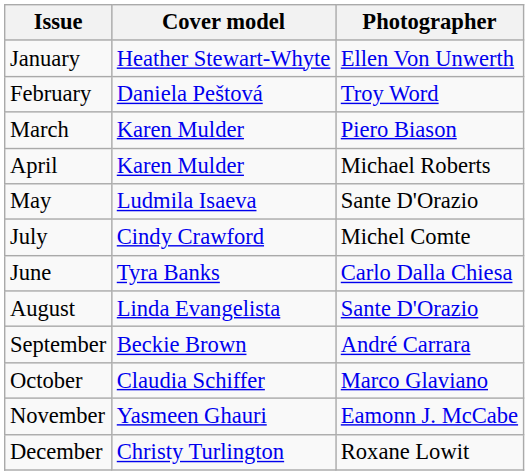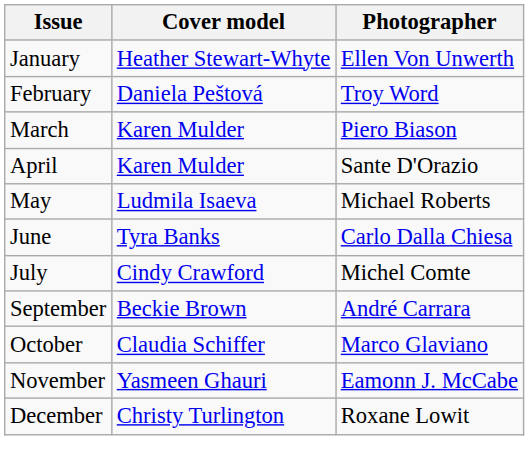(416, 165) Michael Roberts -> (410, 165) Sante D'Orazio
(410, 201) Sante D'Orazio -> (416, 201) Michael Roberts
rows swapped: (31, 272) <-> (29, 237)
- row: (42, 308)
